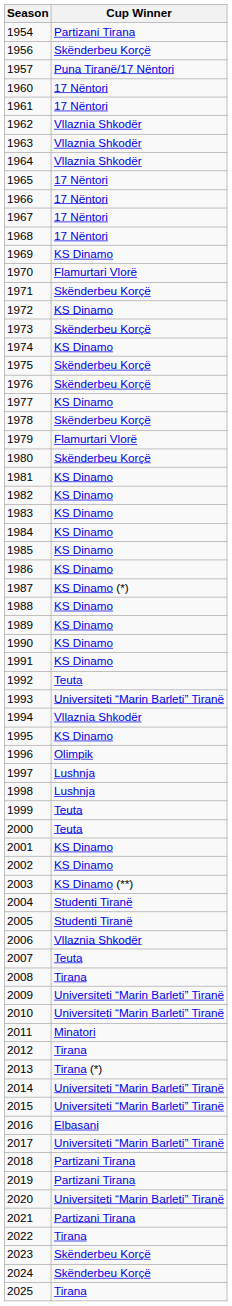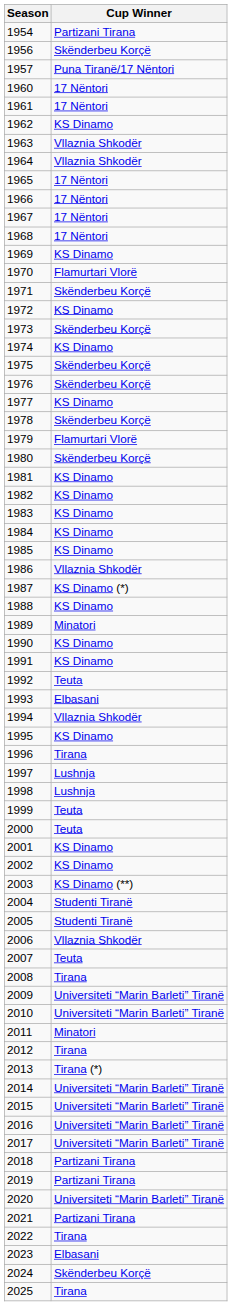(98, 124) Vllaznia Shkodër -> (84, 124) KS Dinamo
(84, 569) KS Dinamo -> (98, 569) Vllaznia Shkodër
(84, 625) KS Dinamo -> (75, 625) Minatori
(139, 699) Universiteti “Marin Barleti” Tiranë -> (76, 699) Elbasani
(73, 754) Olimpik -> (70, 754) Tirana
(76, 1125) Elbasani -> (139, 1125) Universiteti “Marin Barleti” Tiranë
(102, 1254) Skënderbeu Korçë -> (76, 1254) Elbasani
